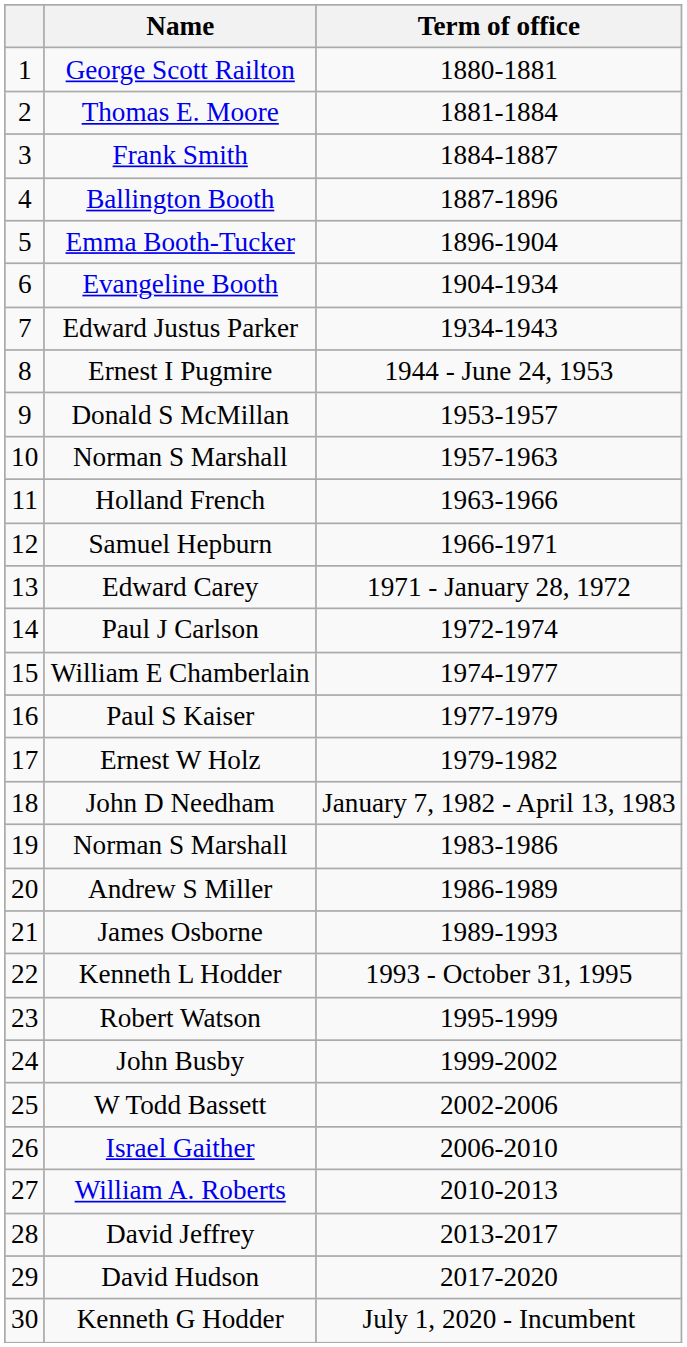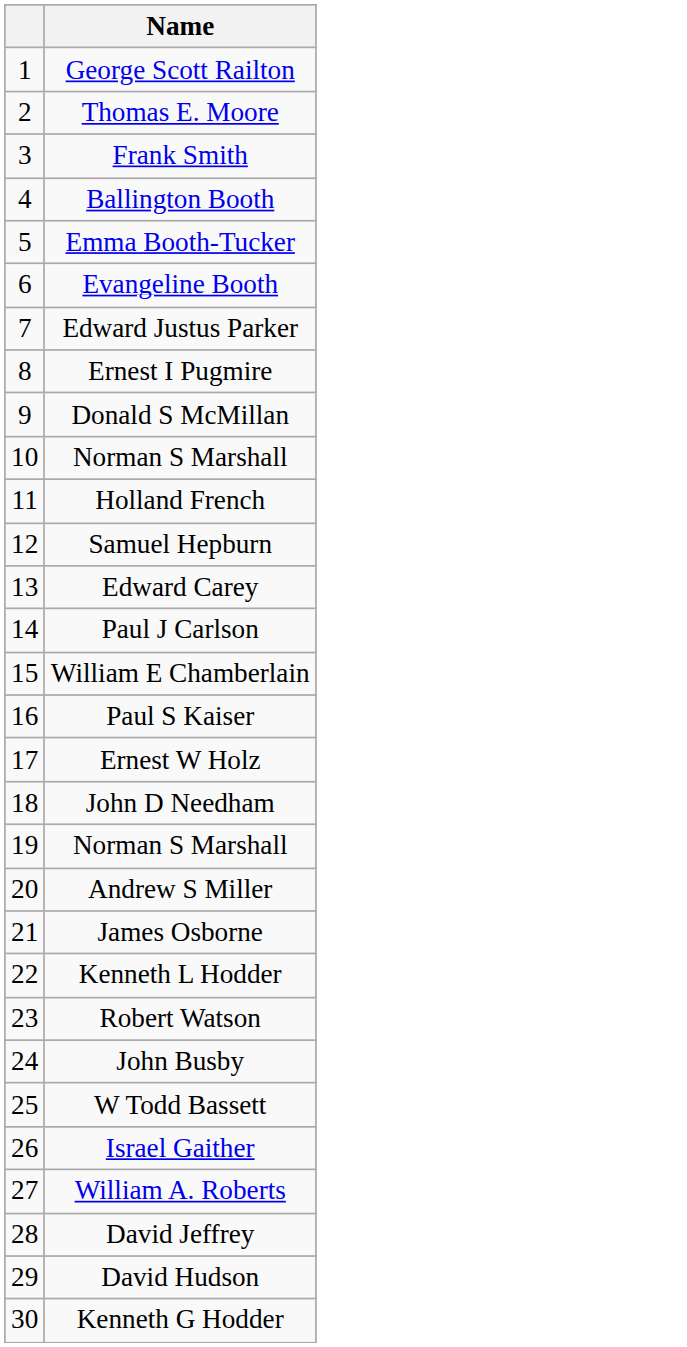- column: (499, 26)
